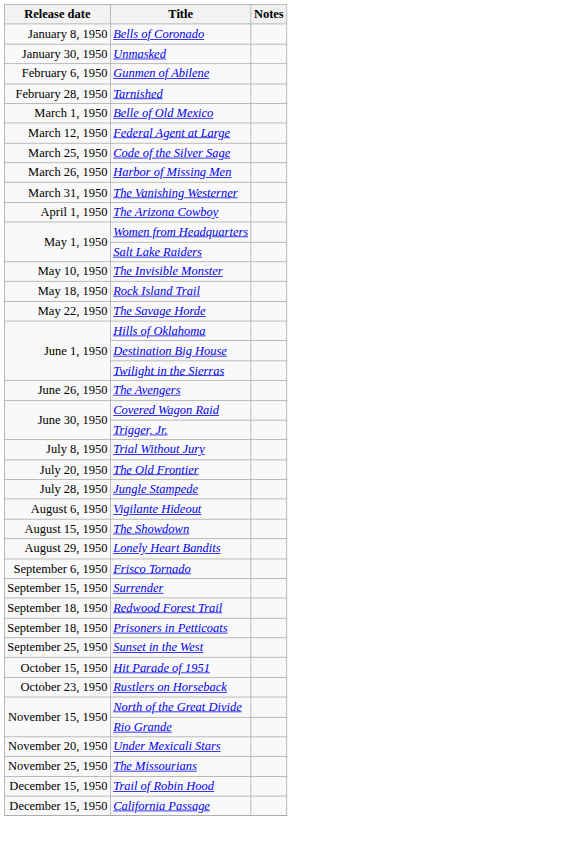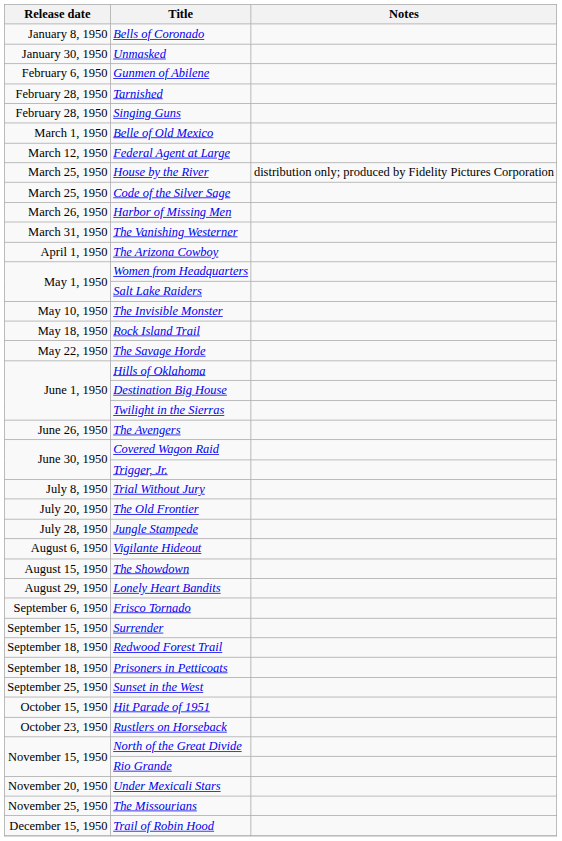+ row: (147, 113)
+ row: (161, 172)
- row: (162, 806)
